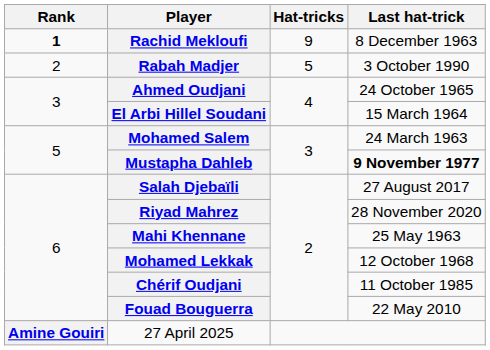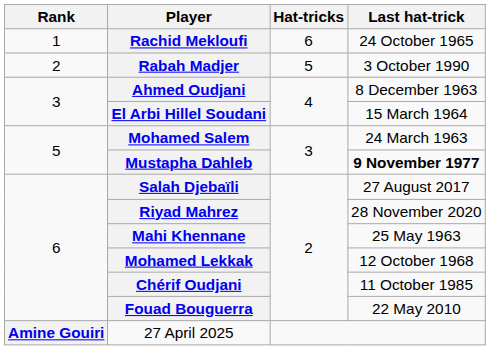(56, 41) bold -> (56, 41) normal
(309, 41) 9 -> (309, 41) 6
(416, 41) 8 December 1963 -> (416, 41) 24 October 1965
(416, 90) 24 October 1965 -> (416, 90) 8 December 1963
